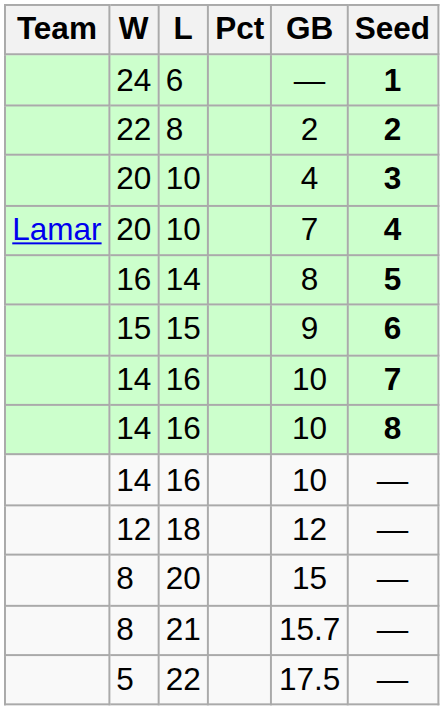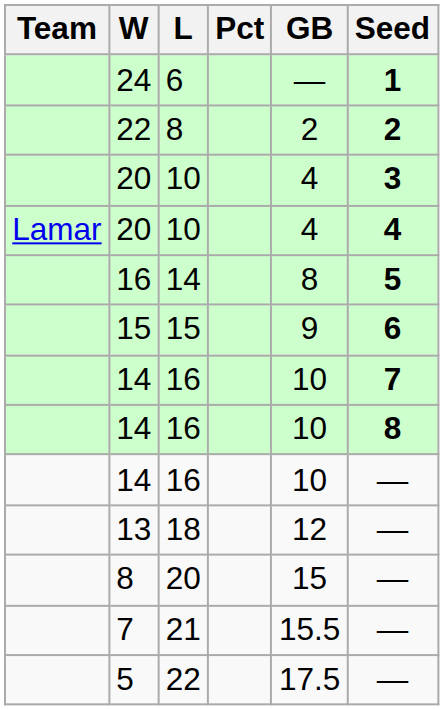(310, 229) 7 -> (310, 229) 4
(134, 529) 12 -> (134, 529) 13
(125, 629) 8 -> (125, 629) 7
(310, 629) 15.7 -> (310, 629) 15.5
